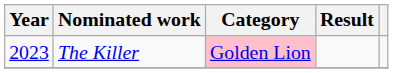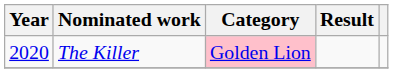(29, 51) 2023 -> (29, 51) 2020
